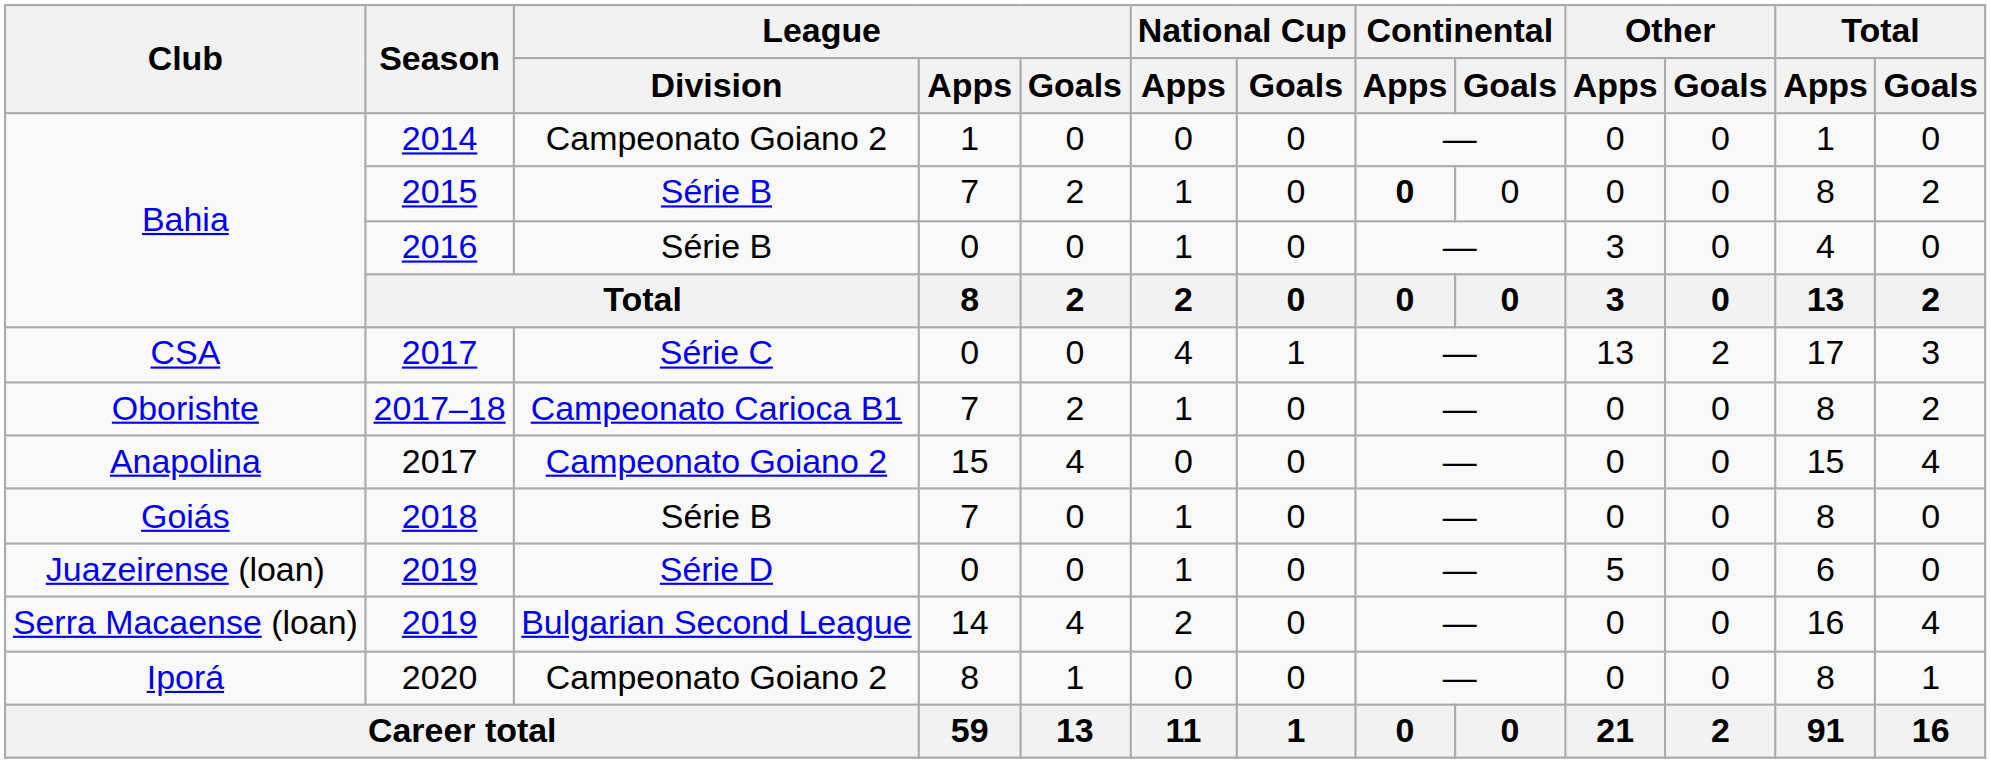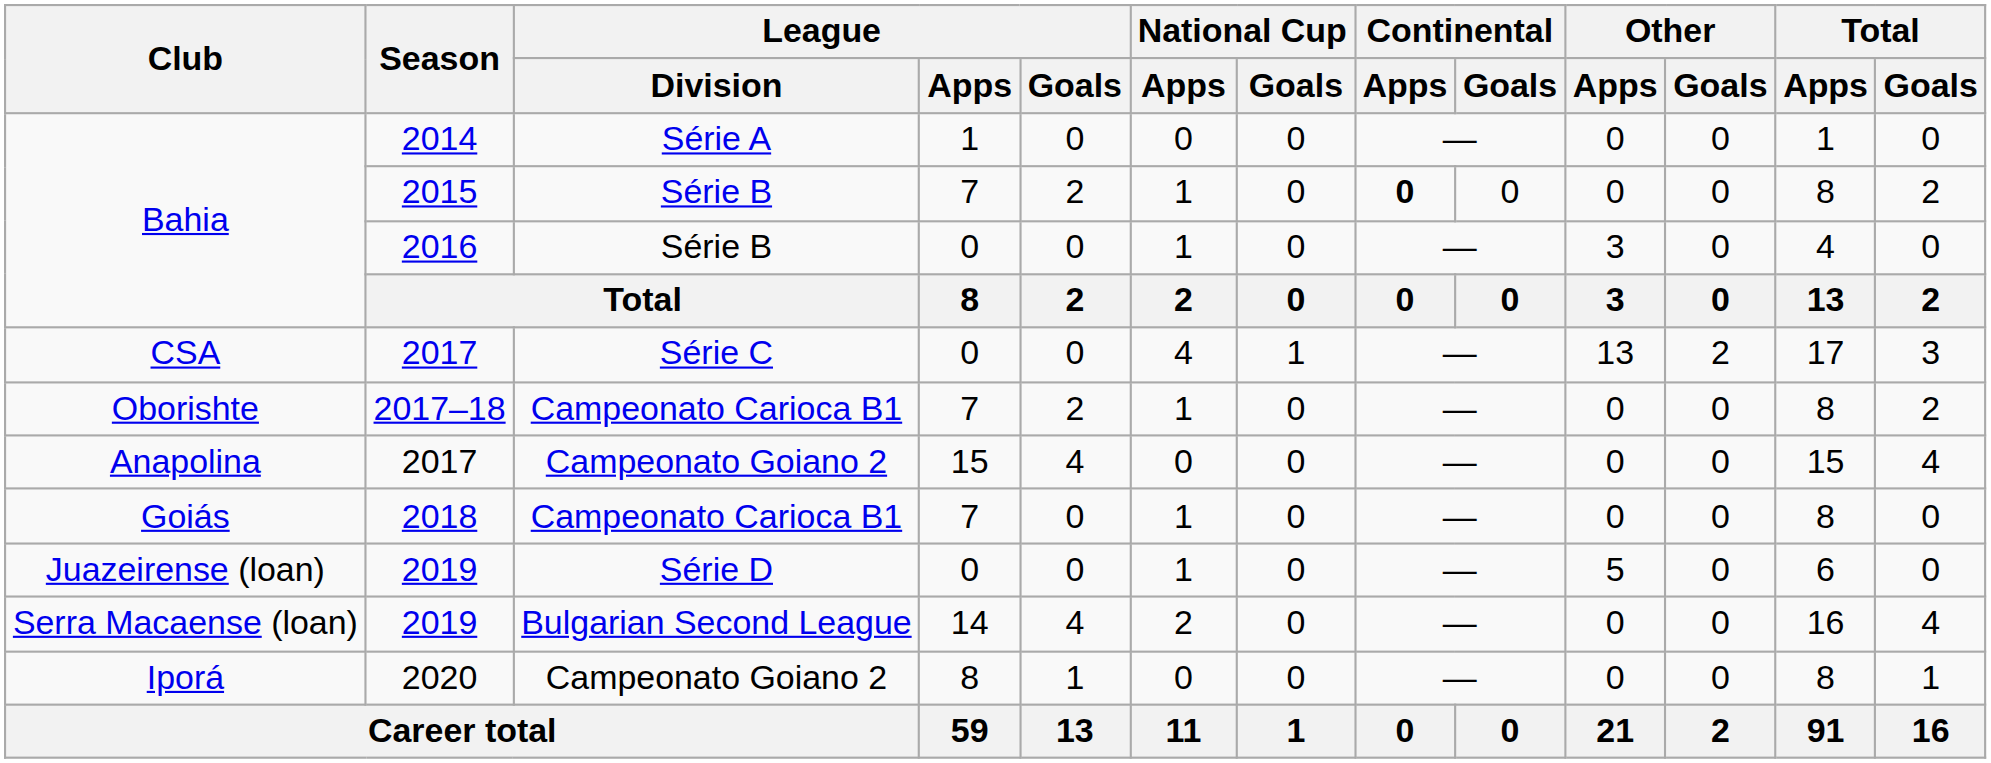(716, 138) Campeonato Goiano 2 -> (716, 138) Série A
(716, 515) Série B -> (716, 515) Campeonato Carioca B1
